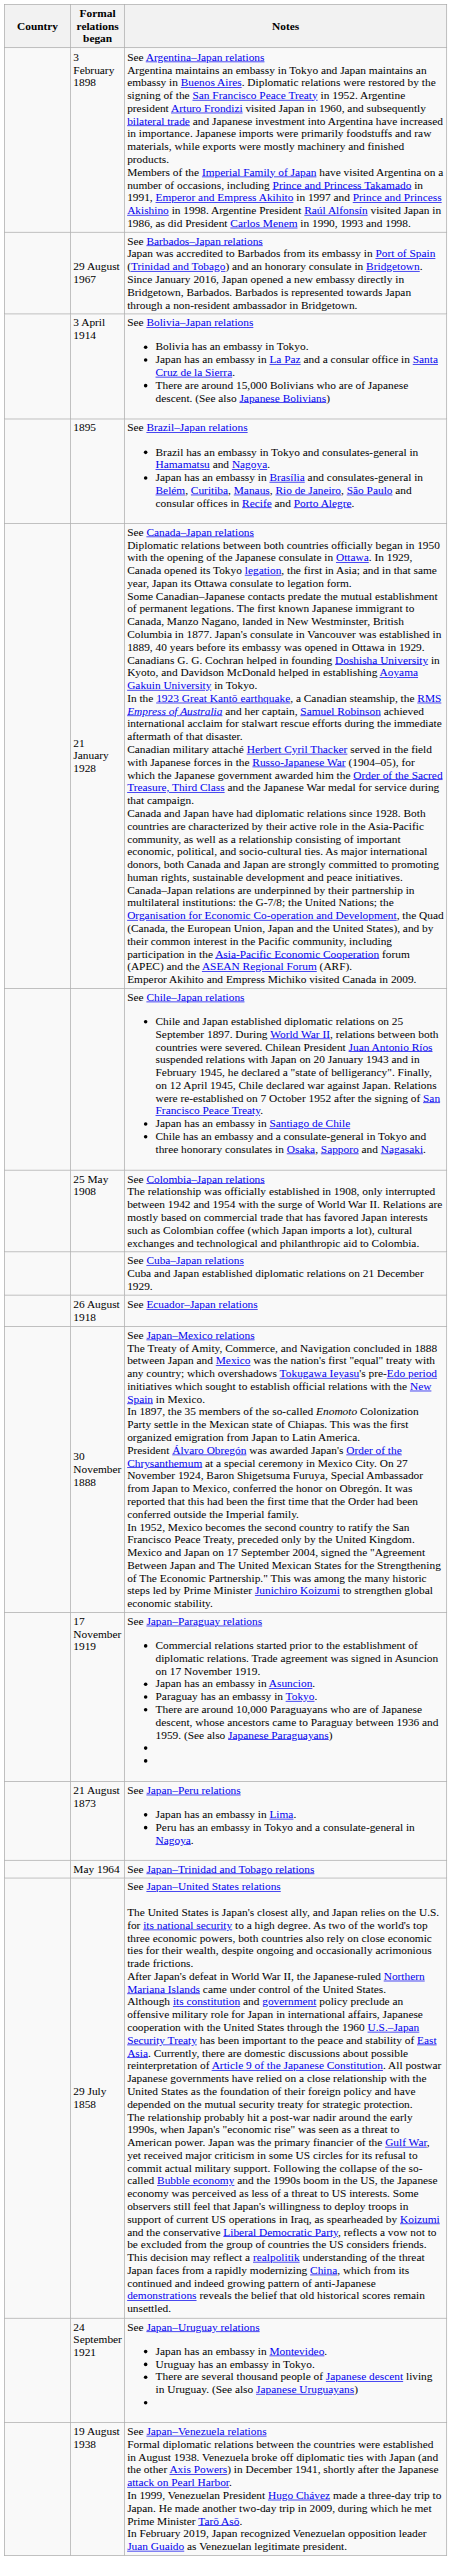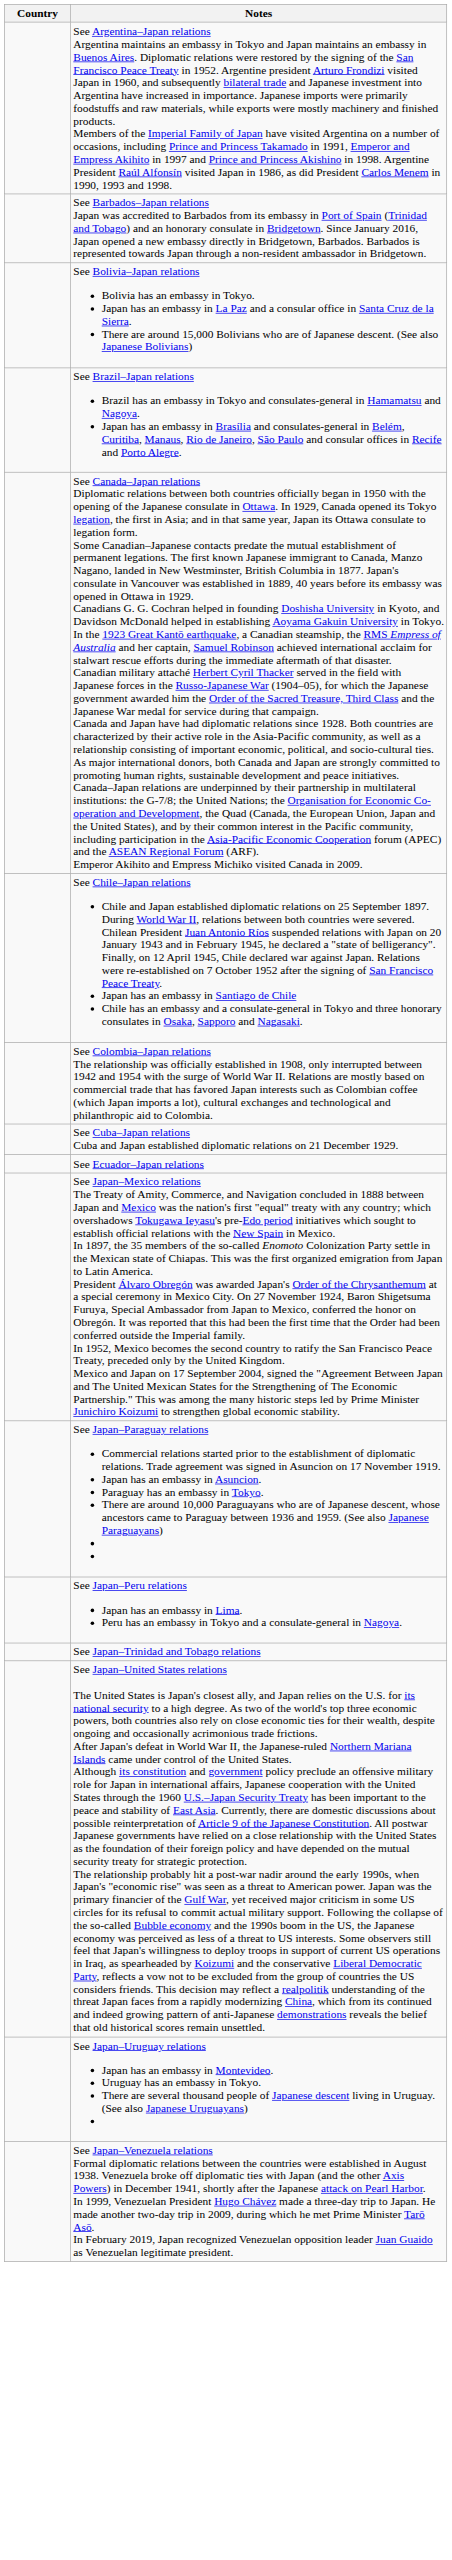- column: (98, 26)
